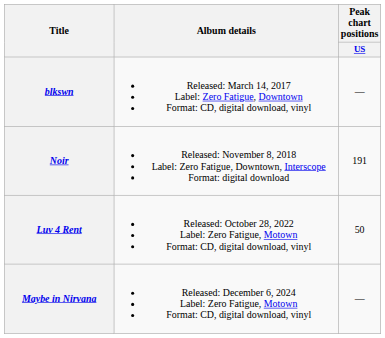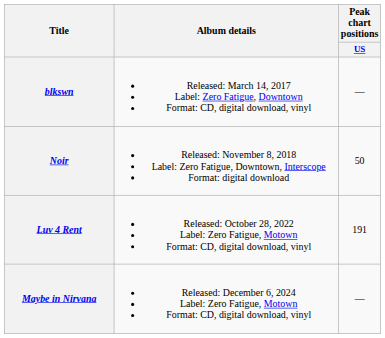(360, 160) 191 -> (360, 160) 50
(360, 229) 50 -> (360, 229) 191
